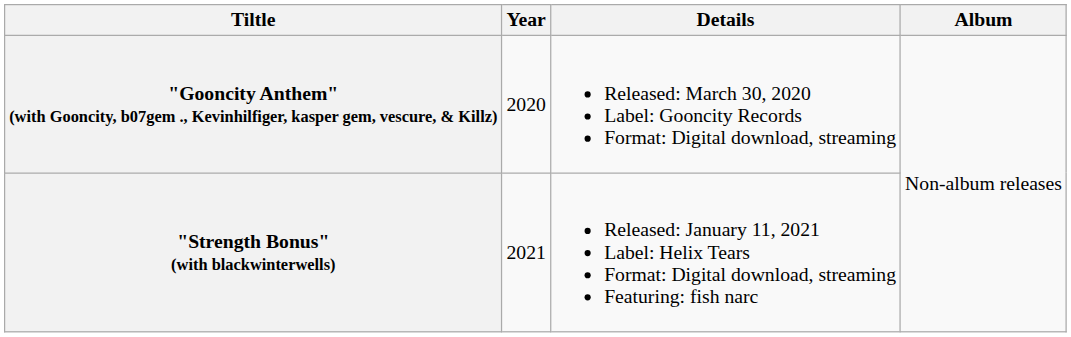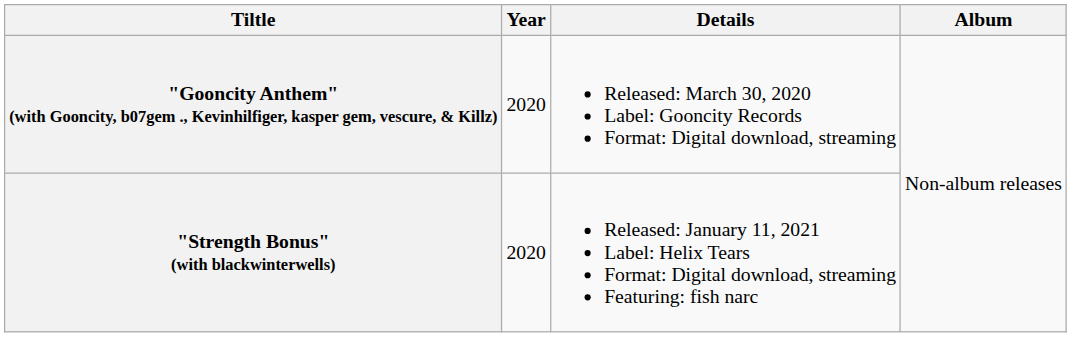(526, 252) 2021 -> (526, 252) 2020
